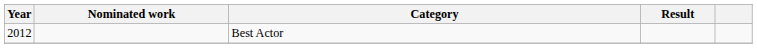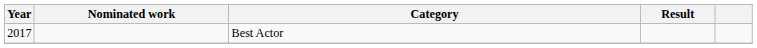(19, 33) 2012 -> (19, 33) 2017
